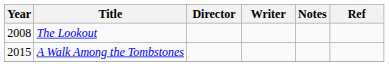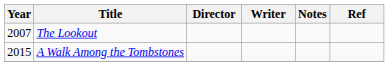(19, 33) 2008 -> (19, 33) 2007
